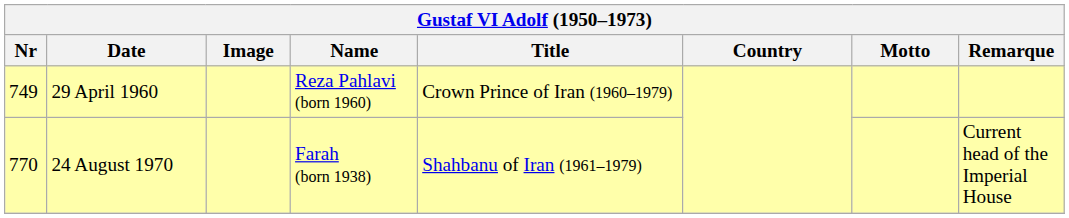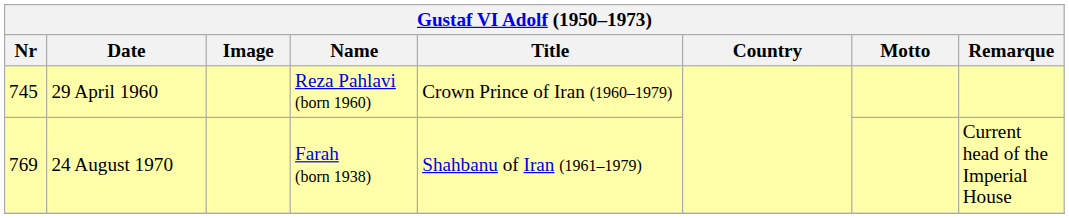(23, 91) 749 -> (23, 91) 745
(23, 165) 770 -> (23, 165) 769
